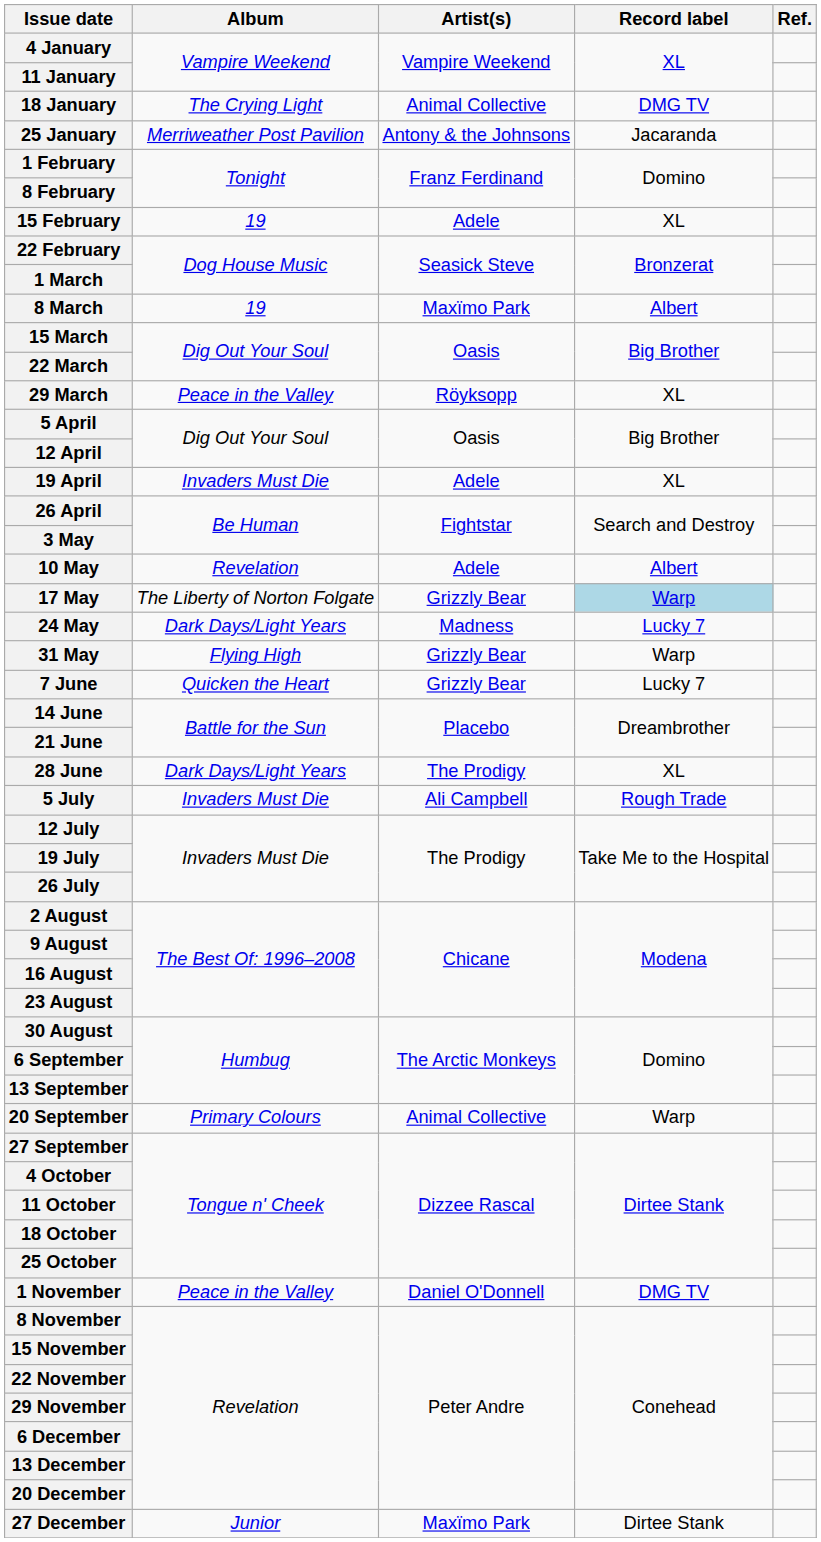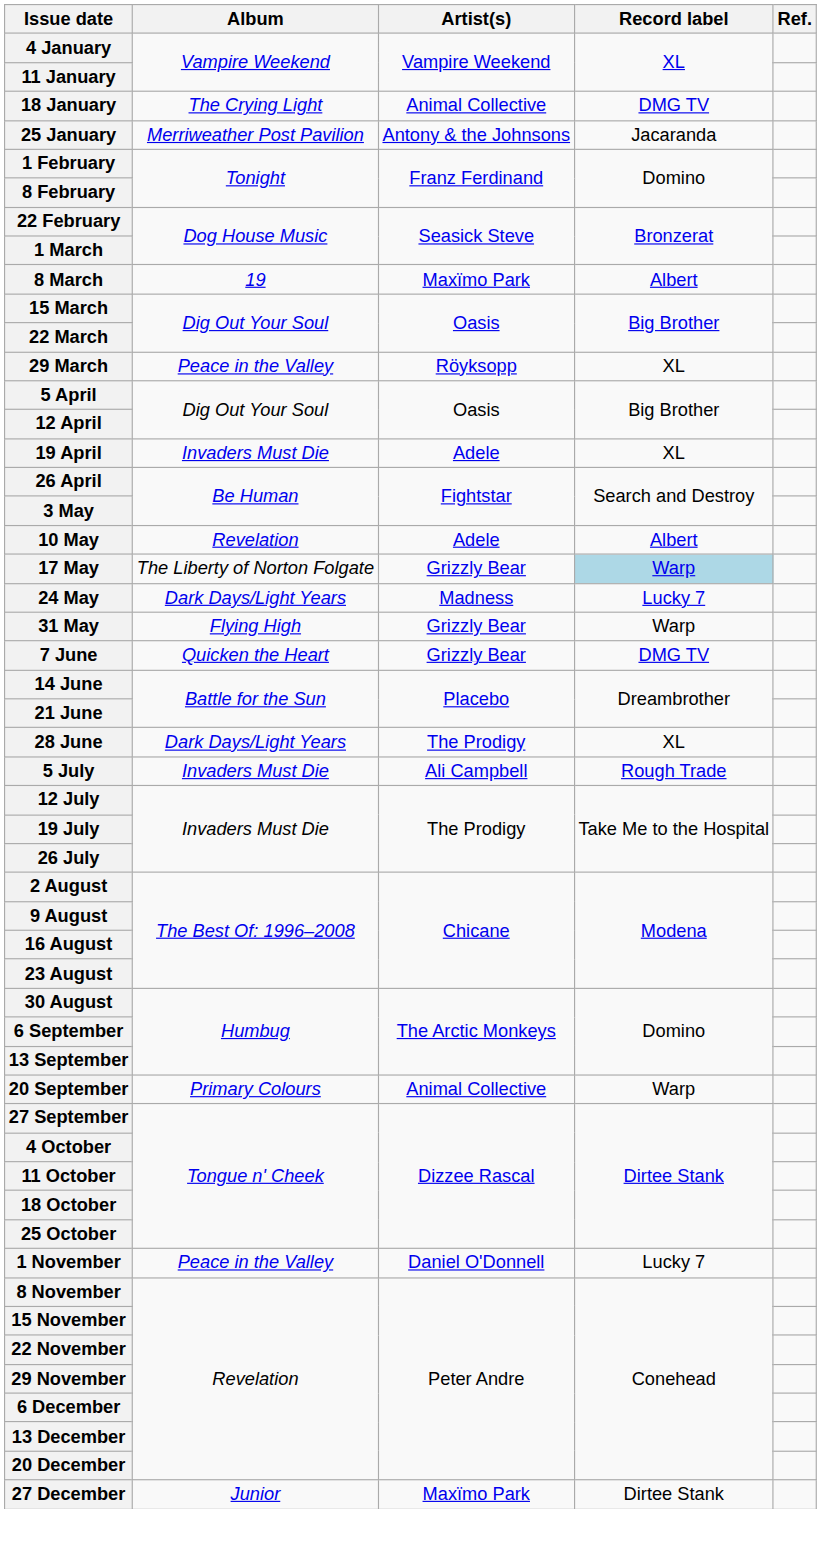- row: (69, 221)
(674, 684) Lucky 7 -> (674, 655) DMG TV
(674, 1291) DMG TV -> (674, 1262) Lucky 7
